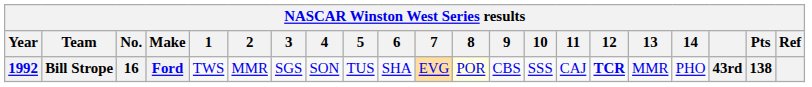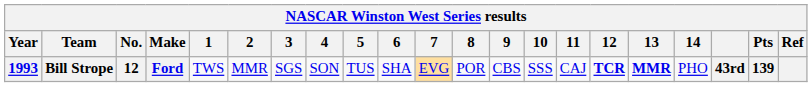(23, 68) 1992 -> (23, 68) 1993
(131, 68) 16 -> (131, 68) 12
(471, 68) lightyellow background -> (471, 68) no background
(650, 68) normal -> (652, 68) bold
(761, 68) 138 -> (763, 68) 139
